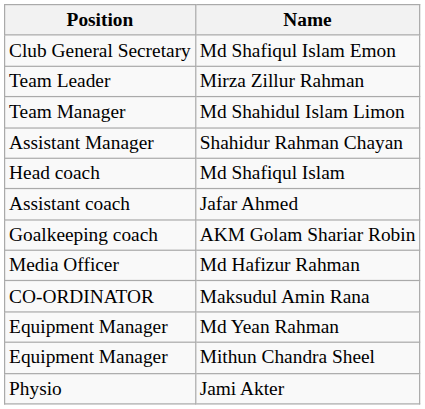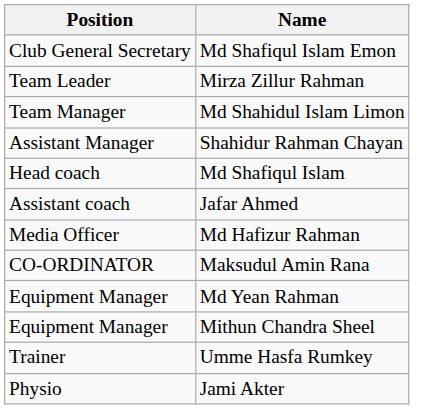- row: (307, 234)
+ row: (286, 357)
